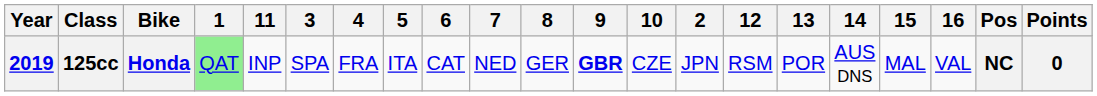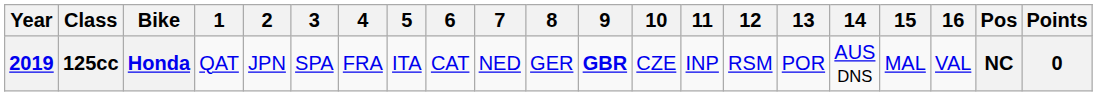columns swapped: (700, 20) <-> (265, 20)
(219, 63) lightgreen background -> (219, 63) no background
